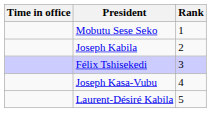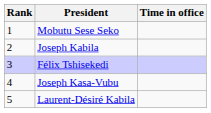columns swapped: (191, 13) <-> (39, 13)
